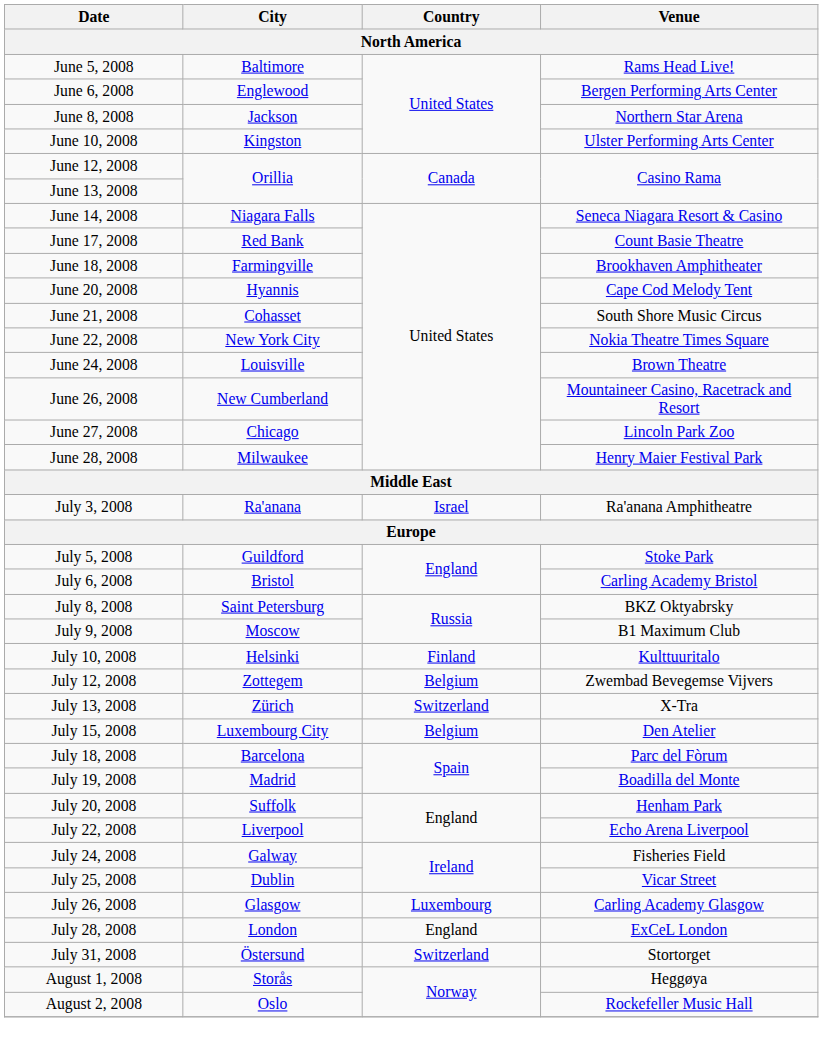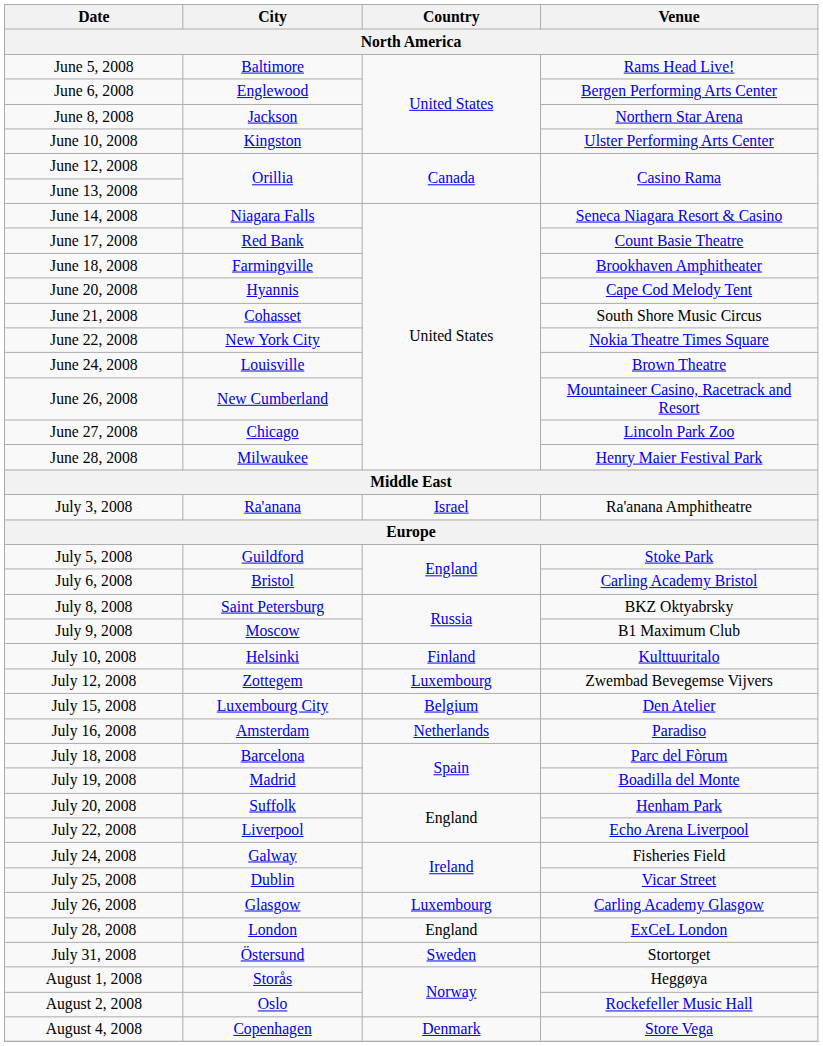(451, 681) Belgium -> (451, 681) Luxembourg
- row: (94, 705)
+ row: (94, 730)
(451, 954) Switzerland -> (451, 954) Sweden
+ row: (94, 1029)
